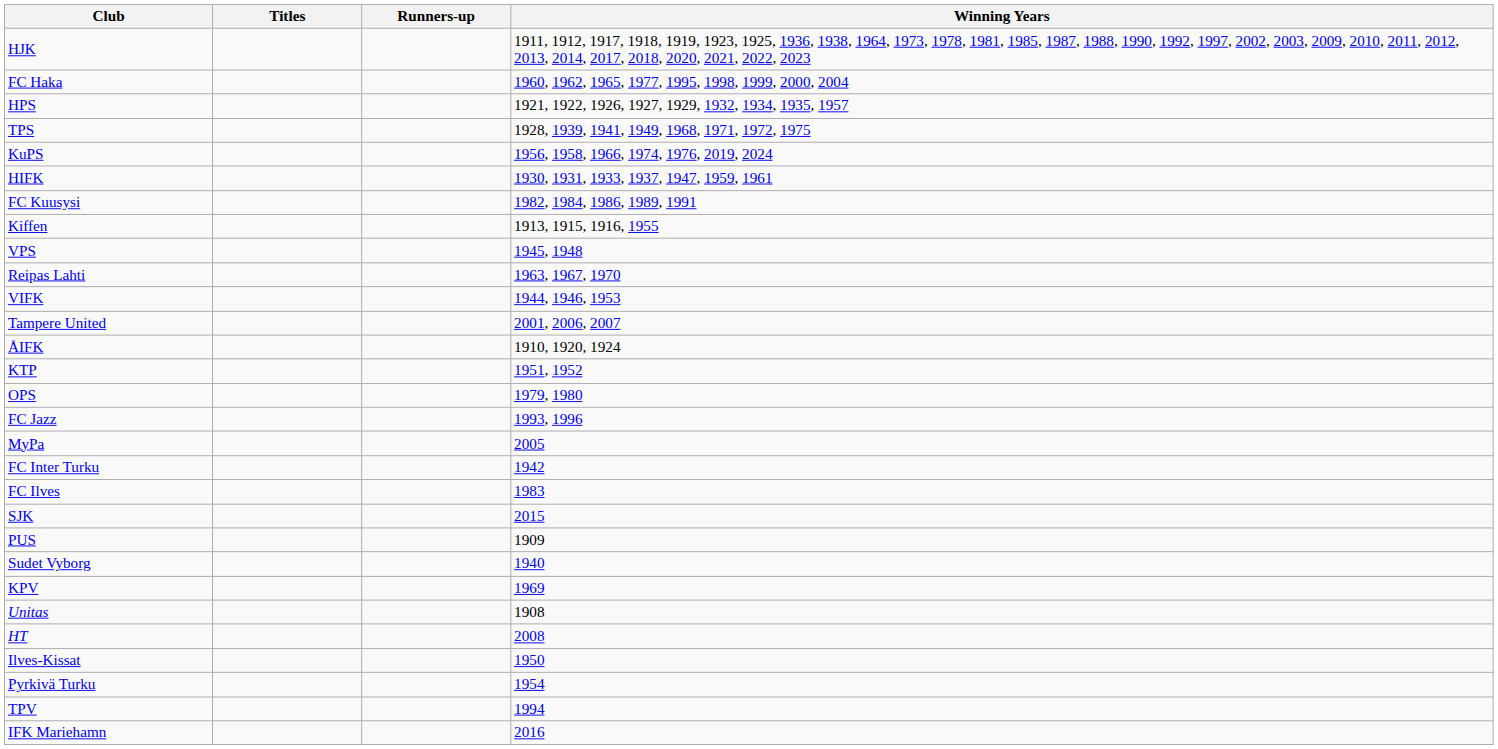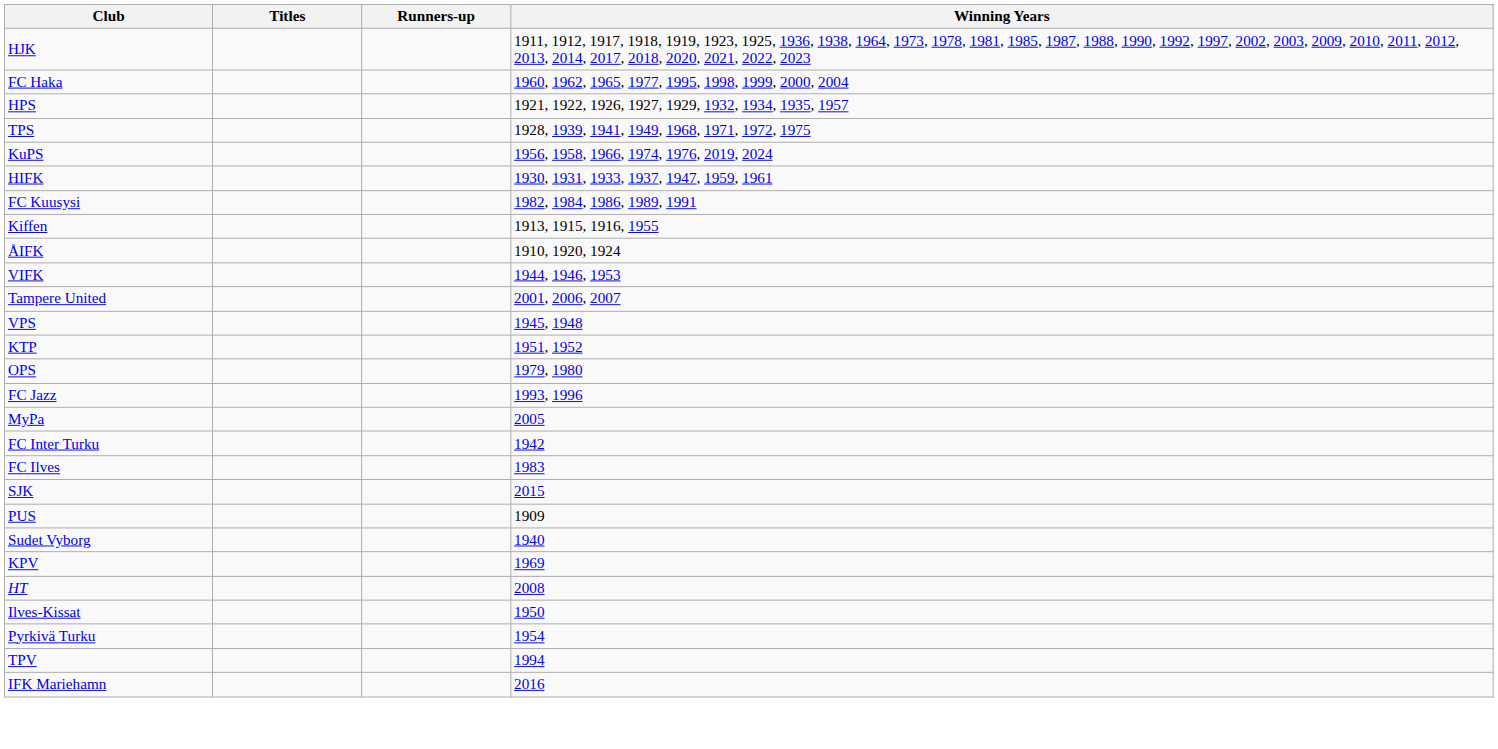rows swapped: (26, 347) <-> (22, 250)
- row: (47, 274)
- row: (28, 612)
